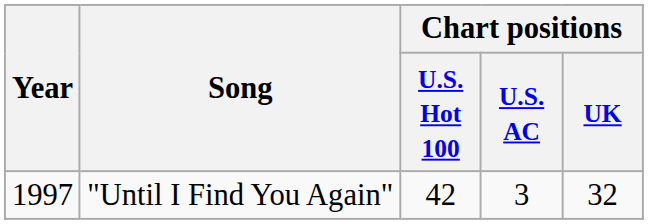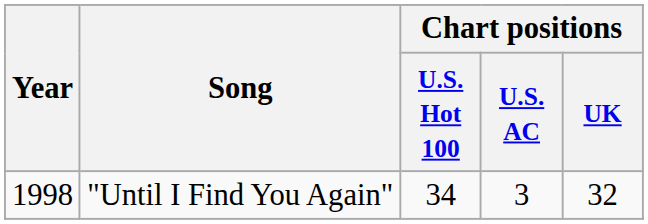(43, 194) 1997 -> (43, 194) 1998
(441, 194) 42 -> (441, 194) 34
